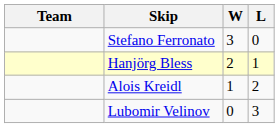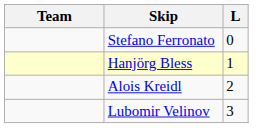- column: (236, 16)
